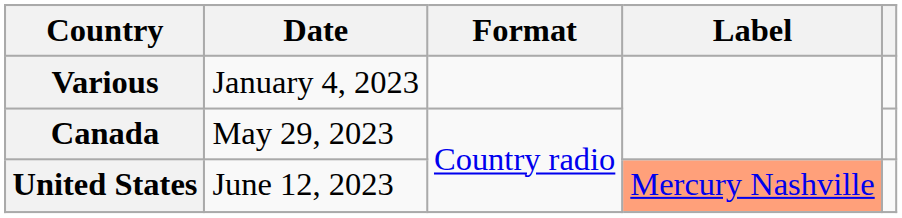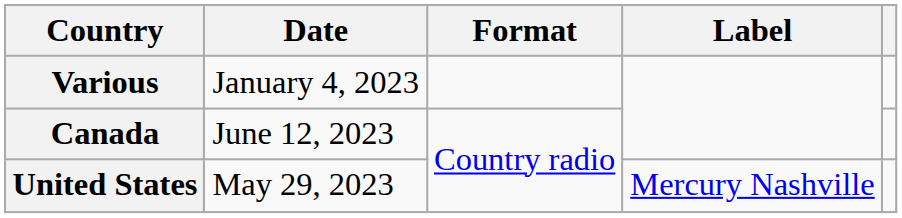(303, 133) May 29, 2023 -> (303, 133) June 12, 2023
(303, 184) June 12, 2023 -> (303, 184) May 29, 2023
(752, 184) lightsalmon background -> (752, 184) no background
